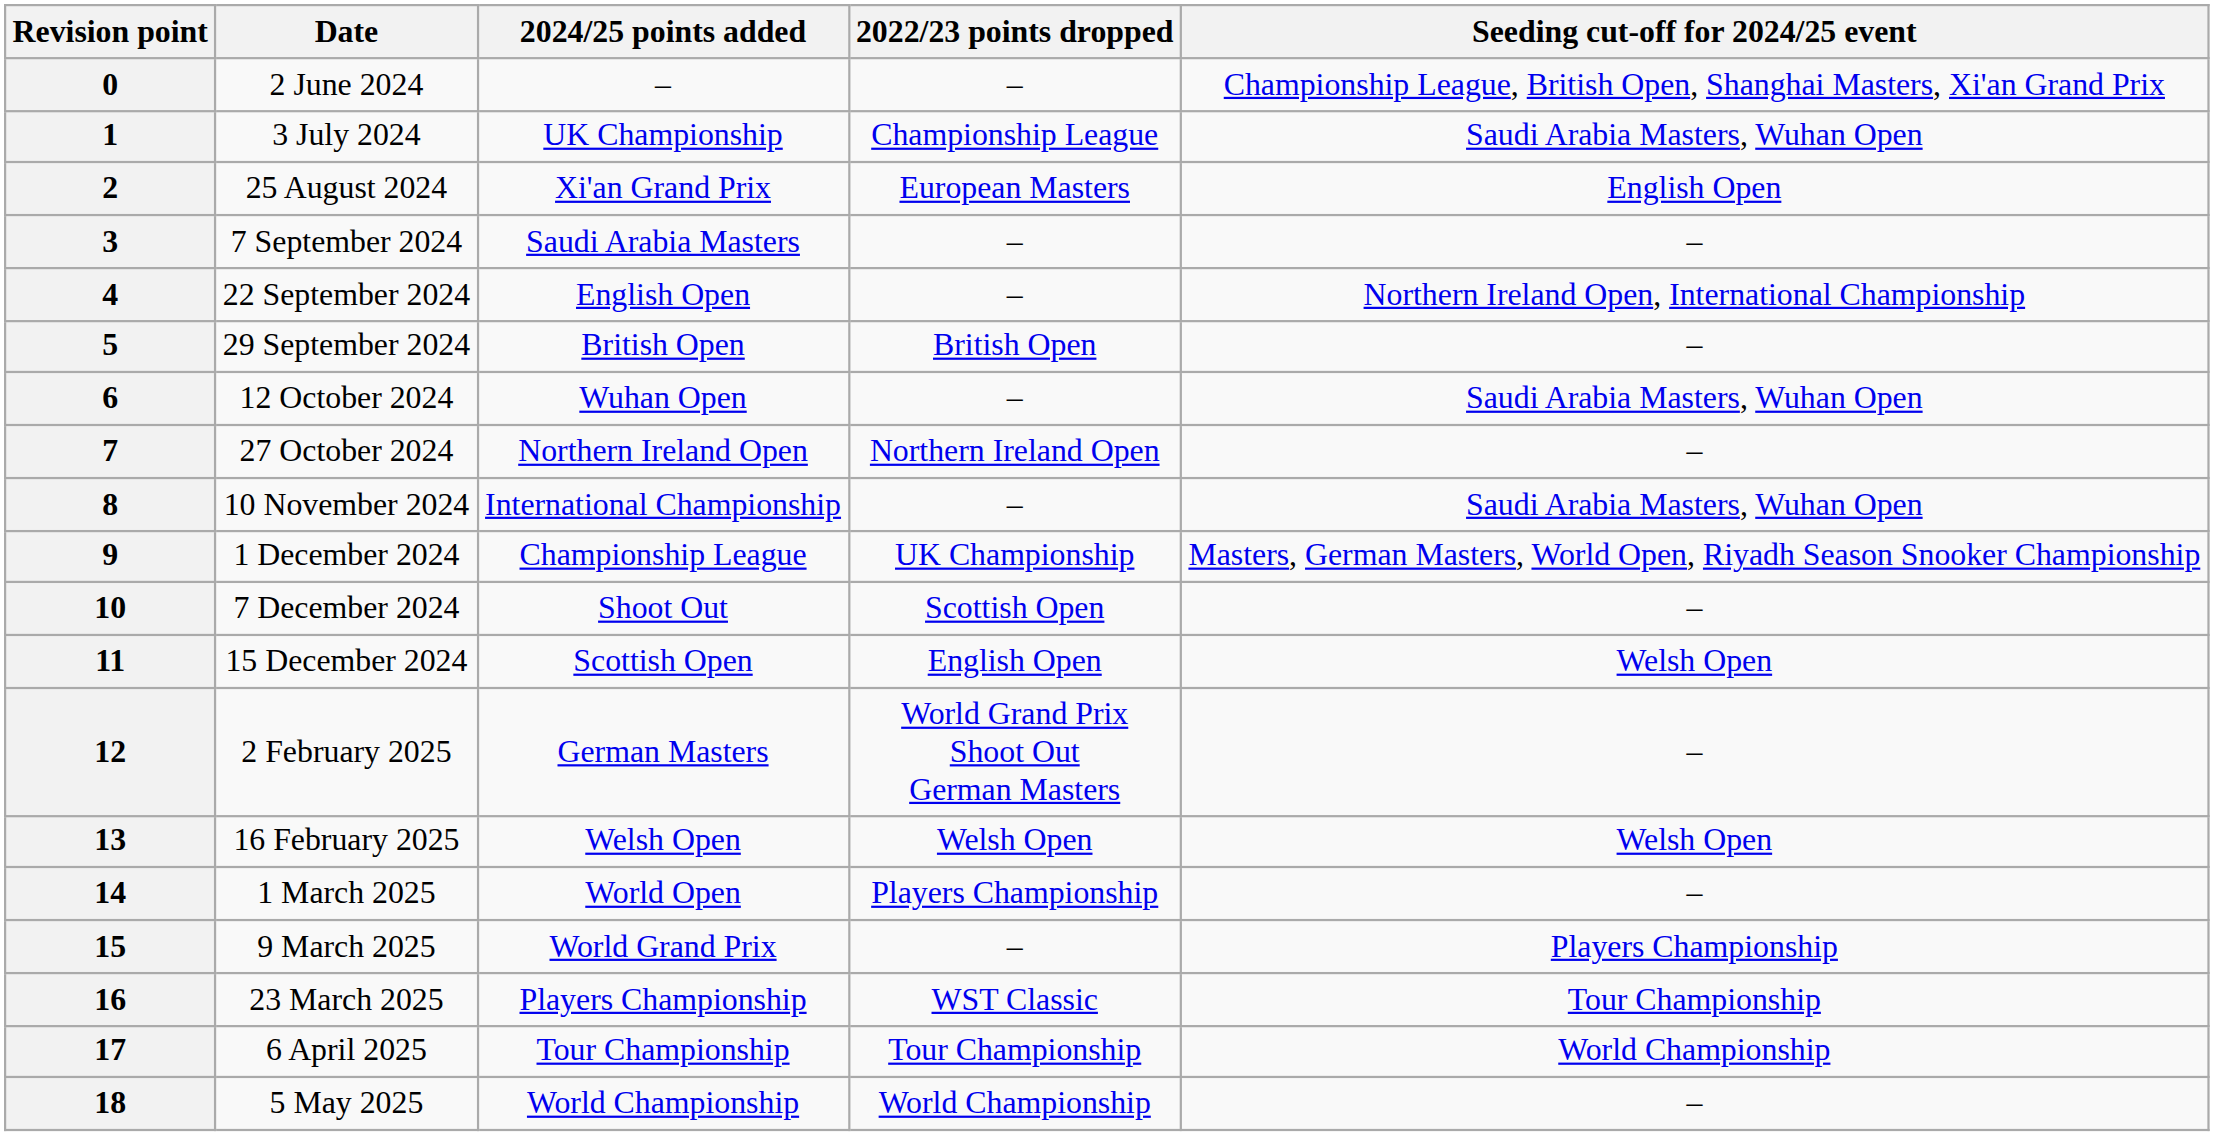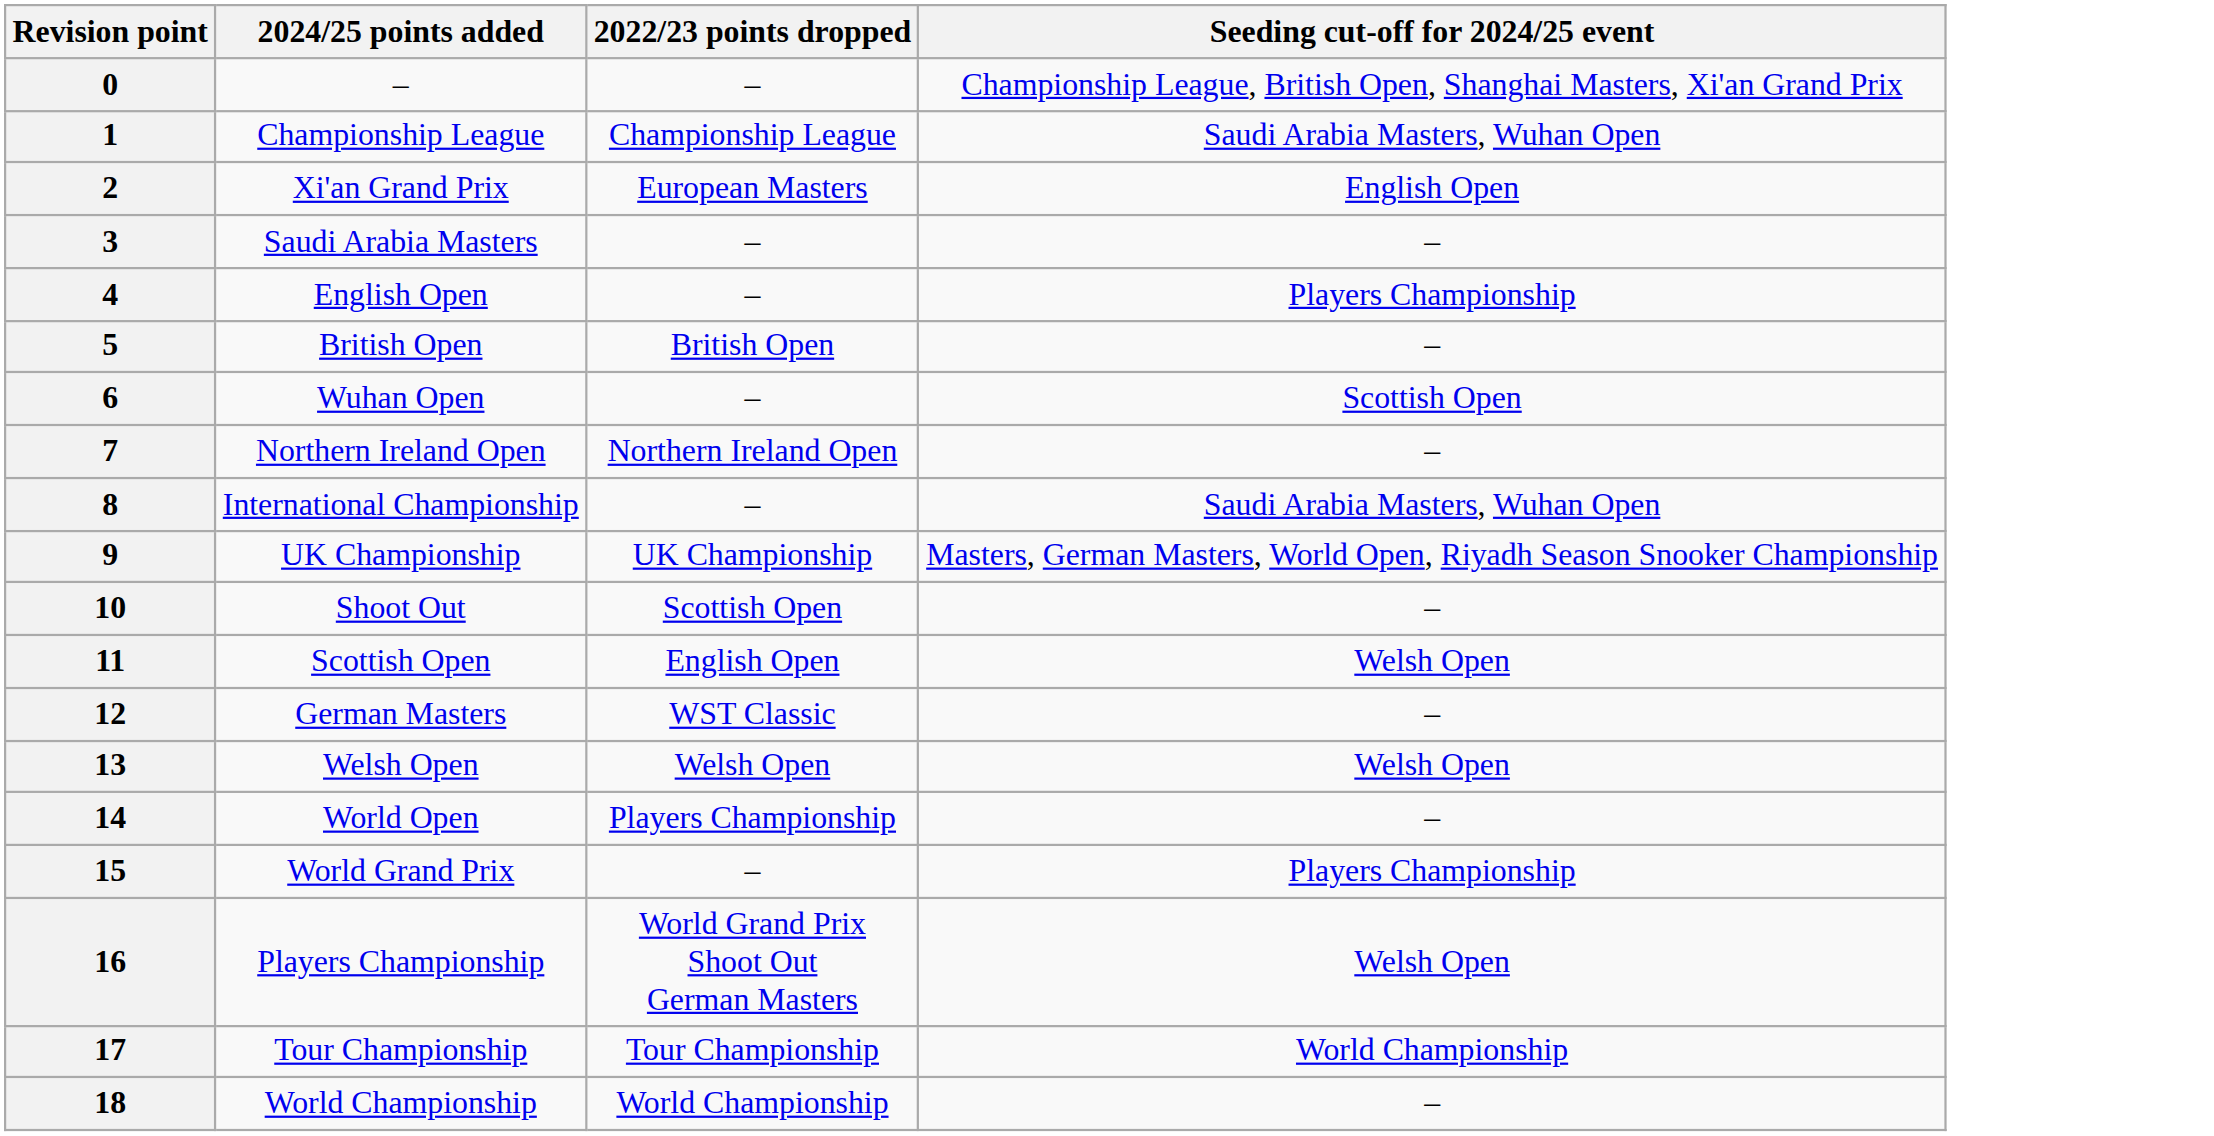- column: (346, 31)
(663, 136) UK Championship -> (401, 136) Championship League
(1694, 293) Northern Ireland Open, International Championship -> (1432, 293) Players Championship
(1694, 398) Saudi Arabia Masters, Wuhan Open -> (1432, 398) Scottish Open
(663, 556) Championship League -> (401, 556) UK Championship
(1015, 751) World Grand Prix Shoot Out German Masters -> (752, 713) WST Classic
(1015, 998) WST Classic -> (752, 960) World Grand Prix Shoot Out German Masters
(1694, 998) Tour Championship -> (1432, 960) Welsh Open
